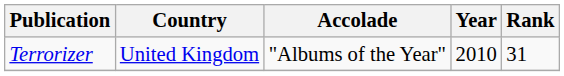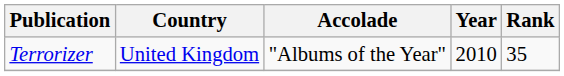(517, 53) 31 -> (517, 53) 35
